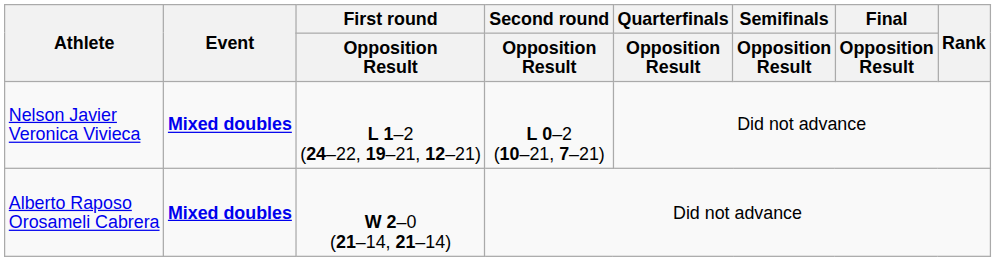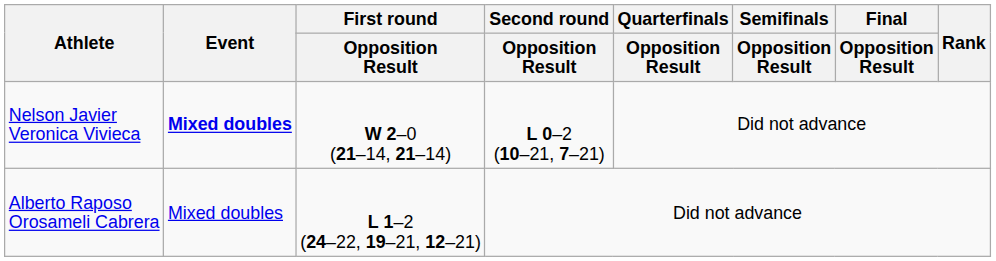(391, 145) L 1–2 (24–22, 19–21, 12–21) -> (391, 145) W 2–0 (21–14, 21–14)
(230, 213) bold -> (225, 213) normal
(391, 233) W 2–0 (21–14, 21–14) -> (391, 233) L 1–2 (24–22, 19–21, 12–21)
